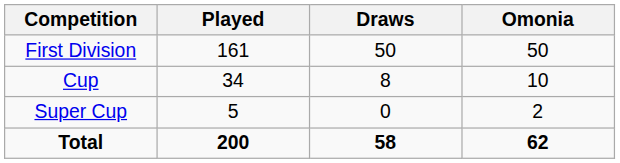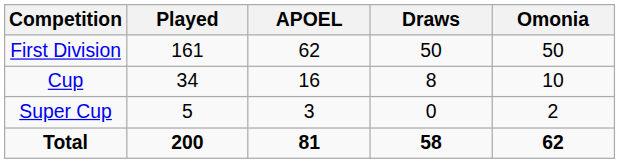+ column: (309, 19)
